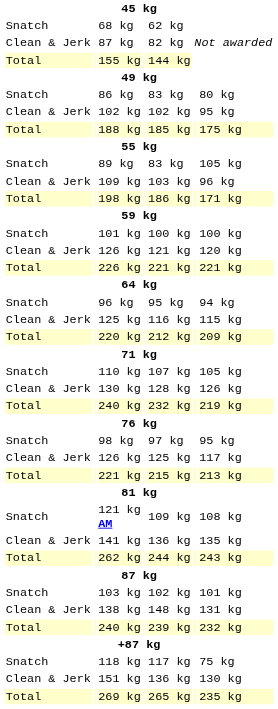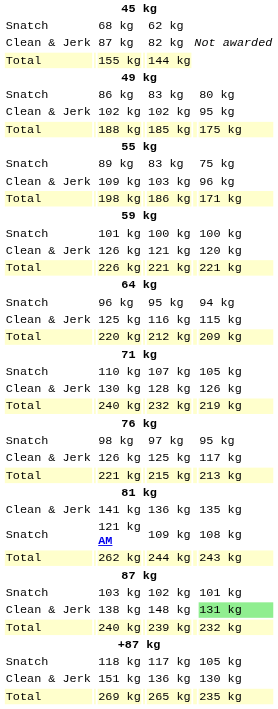(221, 164) 105 kg -> (217, 164) 75 kg
rows swapped: (27, 517) <-> (48, 541)
(221, 610) no background -> (221, 610) lightgreen background
(217, 662) 75 kg -> (221, 662) 105 kg
